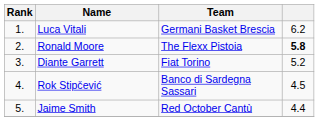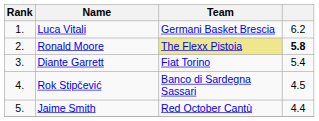(202, 46) no background -> (202, 46) khaki background
(298, 63) 5.2 -> (298, 63) 5.4
